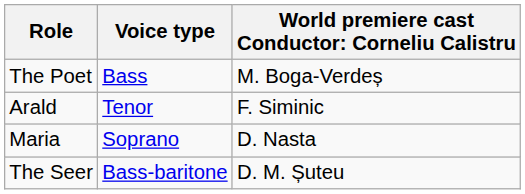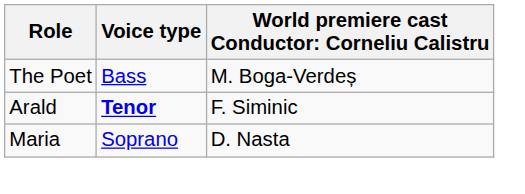(128, 107) normal -> (129, 107) bold
- row: (51, 172)
